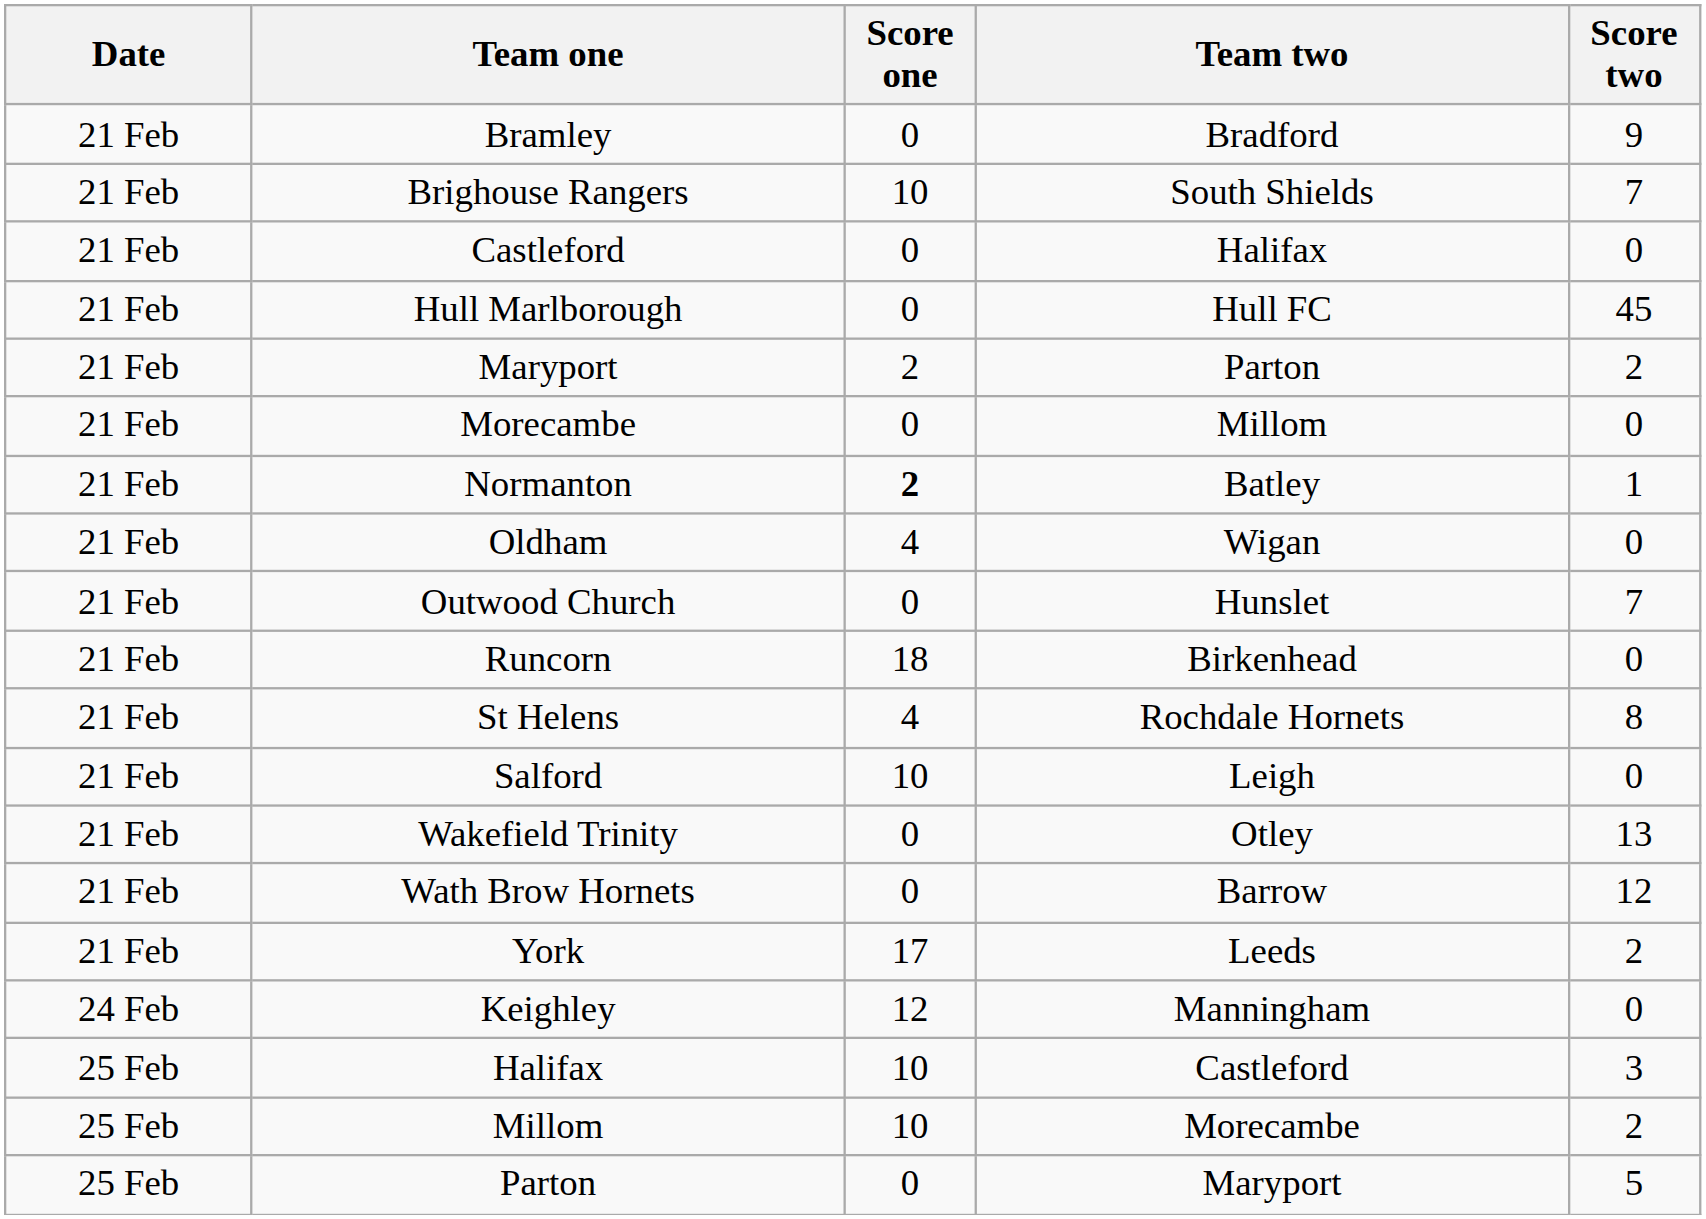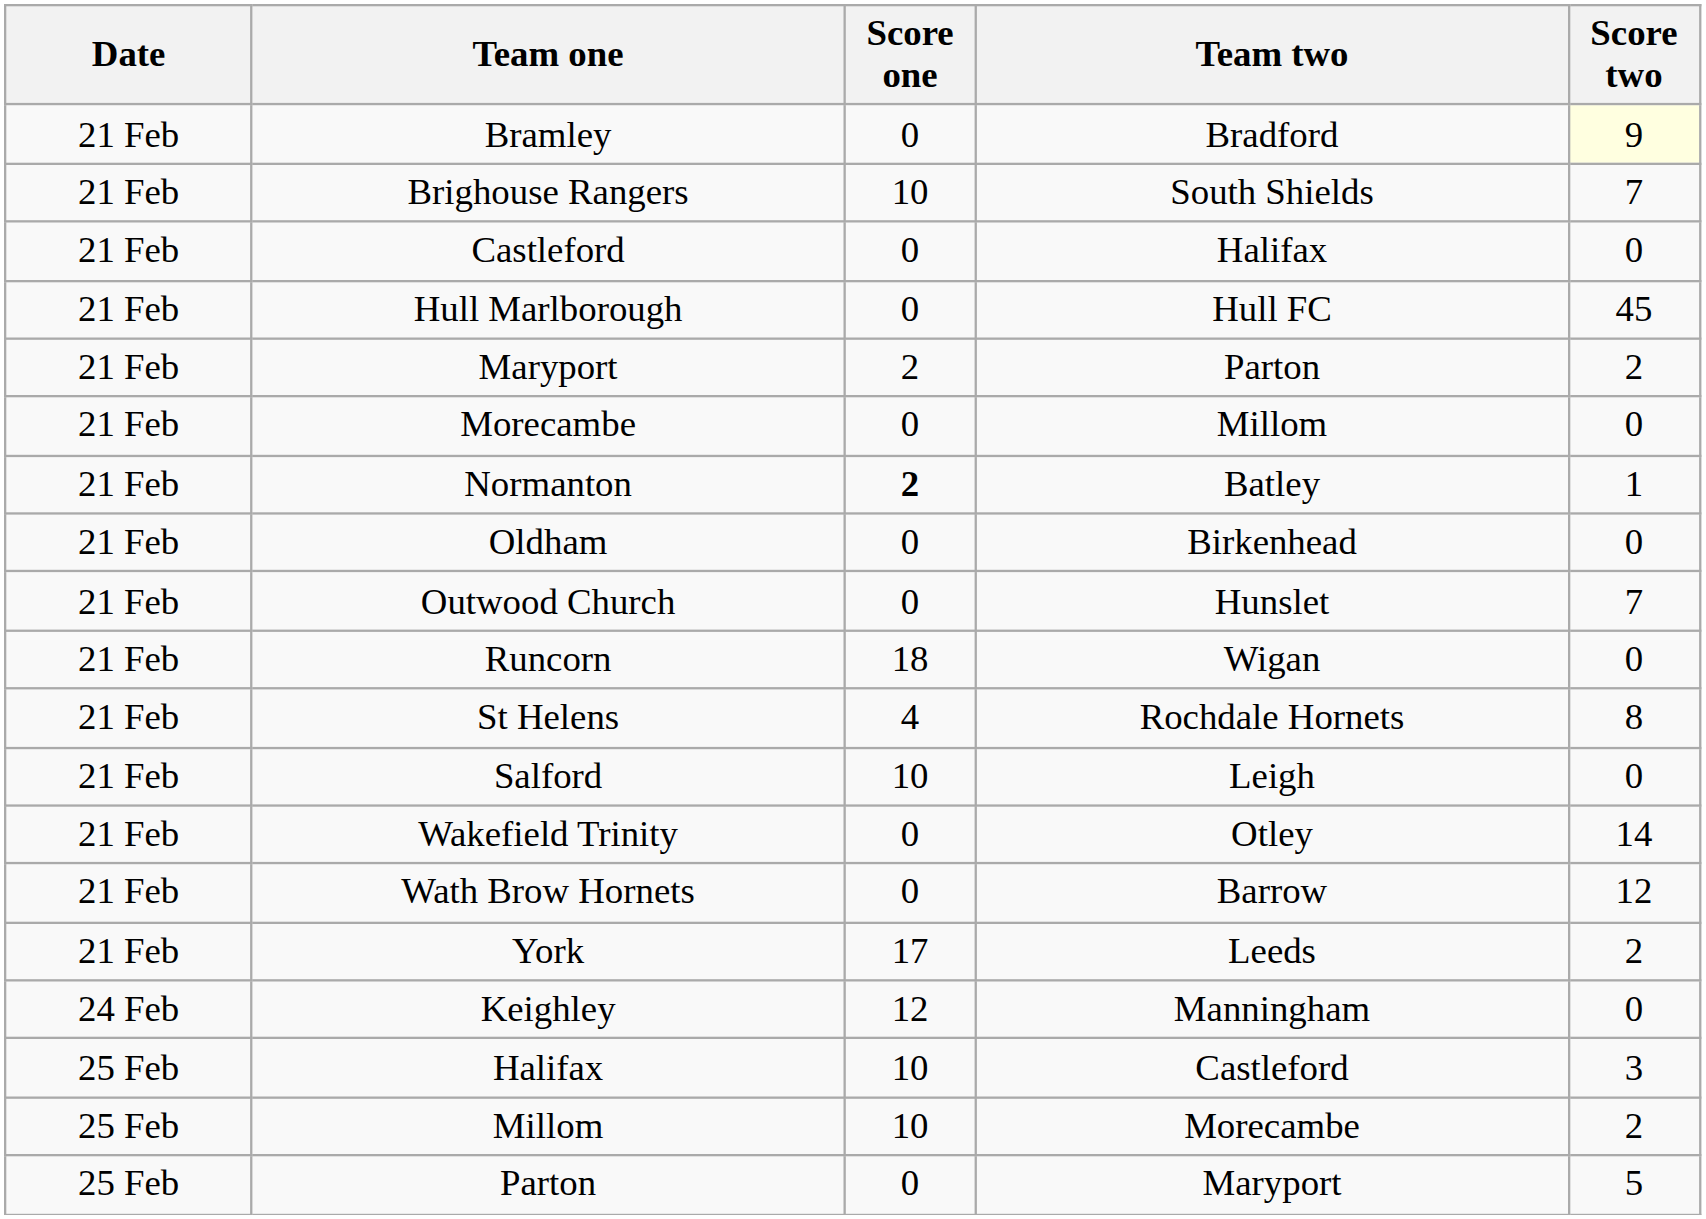(1634, 133) no background -> (1634, 133) lightyellow background
(910, 541) 4 -> (910, 541) 0
(1272, 541) Wigan -> (1272, 541) Birkenhead
(1272, 658) Birkenhead -> (1272, 658) Wigan
(1634, 833) 13 -> (1634, 833) 14
